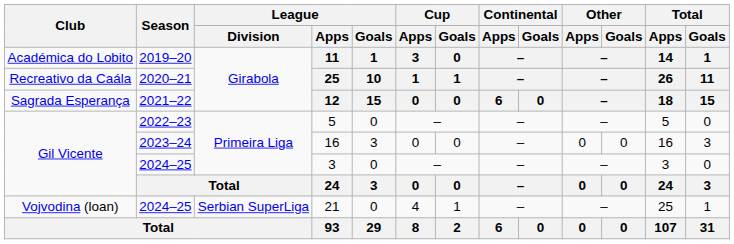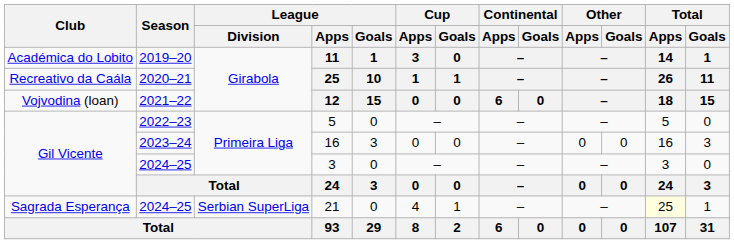(70, 100) Sagrada Esperança -> (70, 100) Vojvodina (loan)
(70, 206) Vojvodina (loan) -> (70, 206) Sagrada Esperança
(665, 206) no background -> (665, 206) lightyellow background
